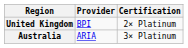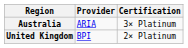rows swapped: (40, 37) <-> (40, 24)
